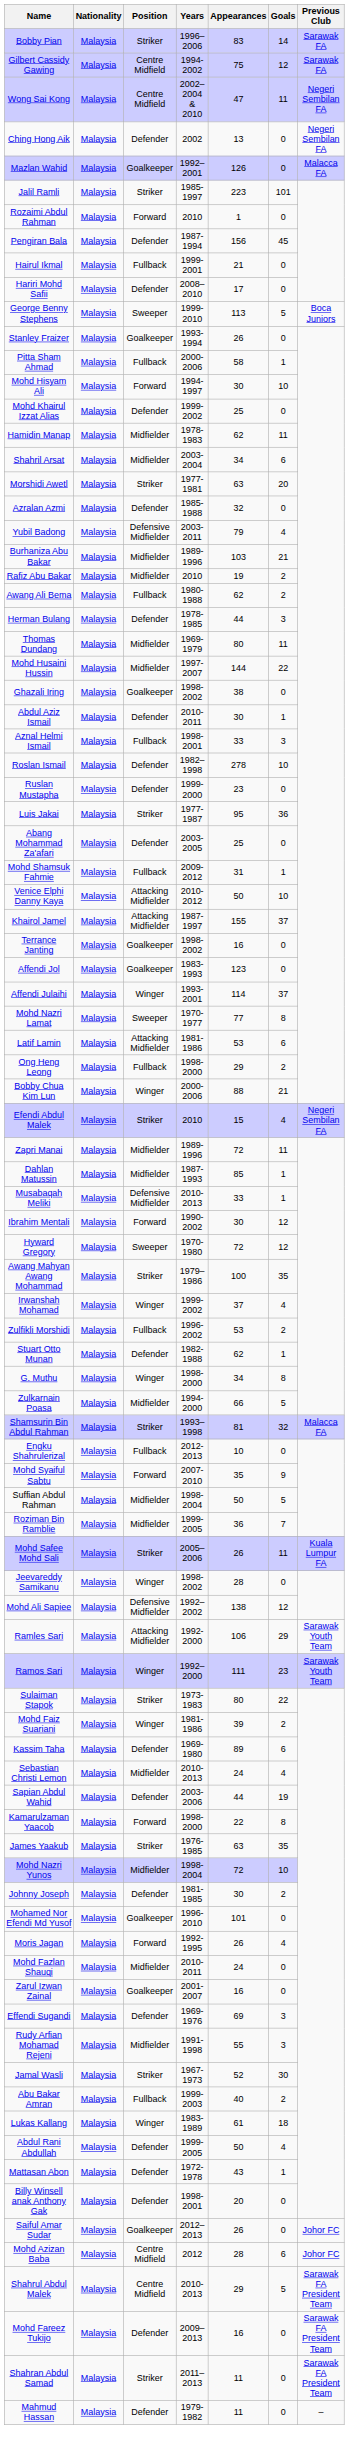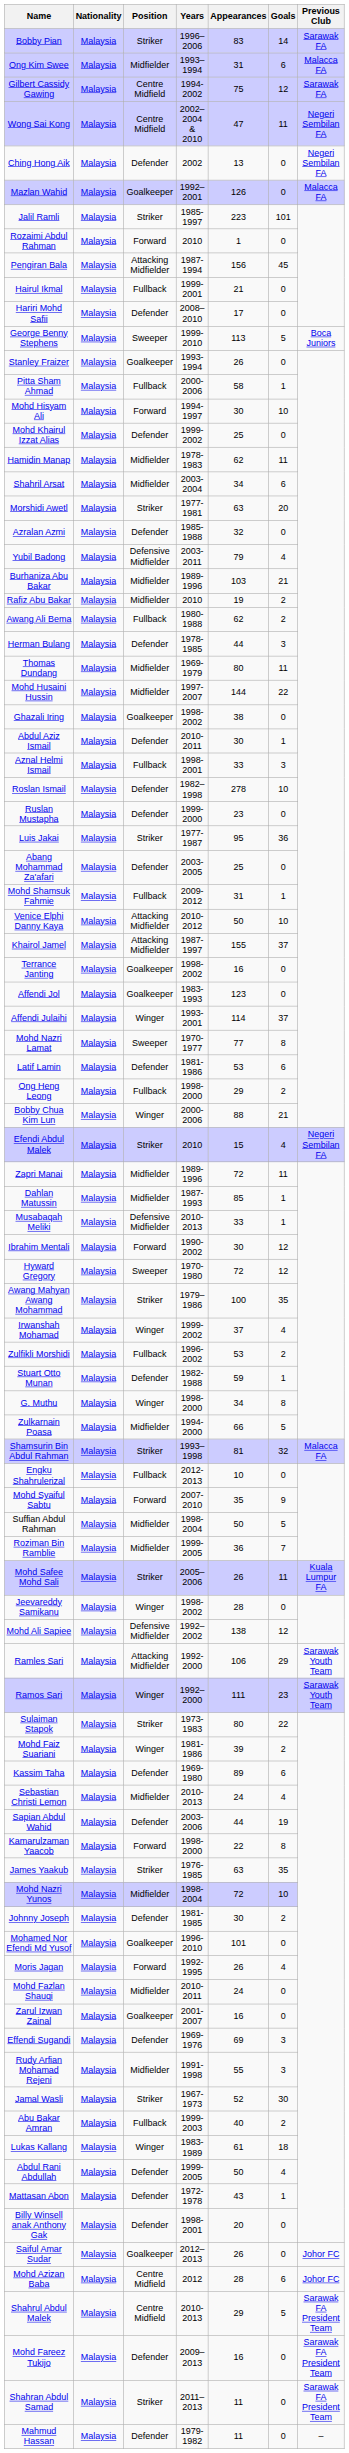+ row: (39, 65)
(150, 241) Defender -> (150, 265) Attacking Midfielder
(150, 1042) Attacking Midfielder -> (150, 1067) Defender
(238, 1354) 62 -> (238, 1378) 59
